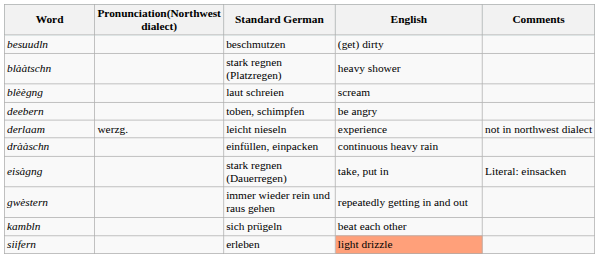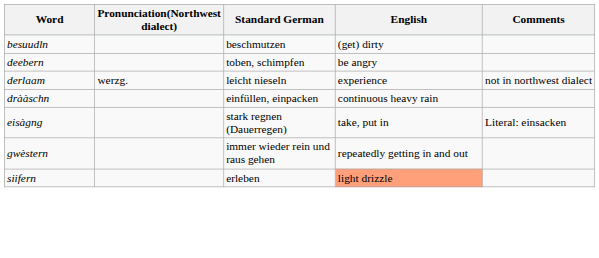- row: (29, 68)
- row: (25, 93)
- row: (24, 226)
